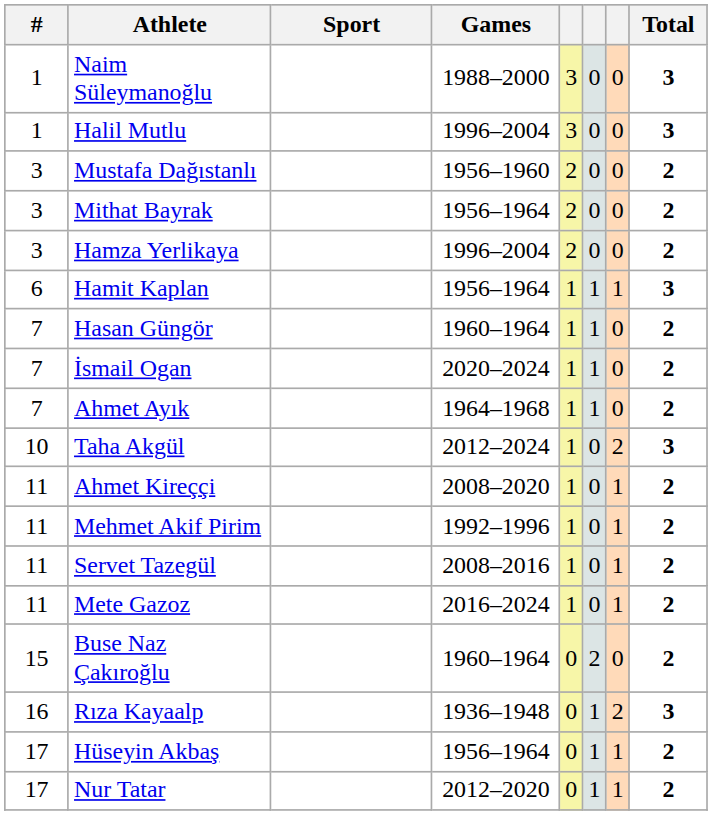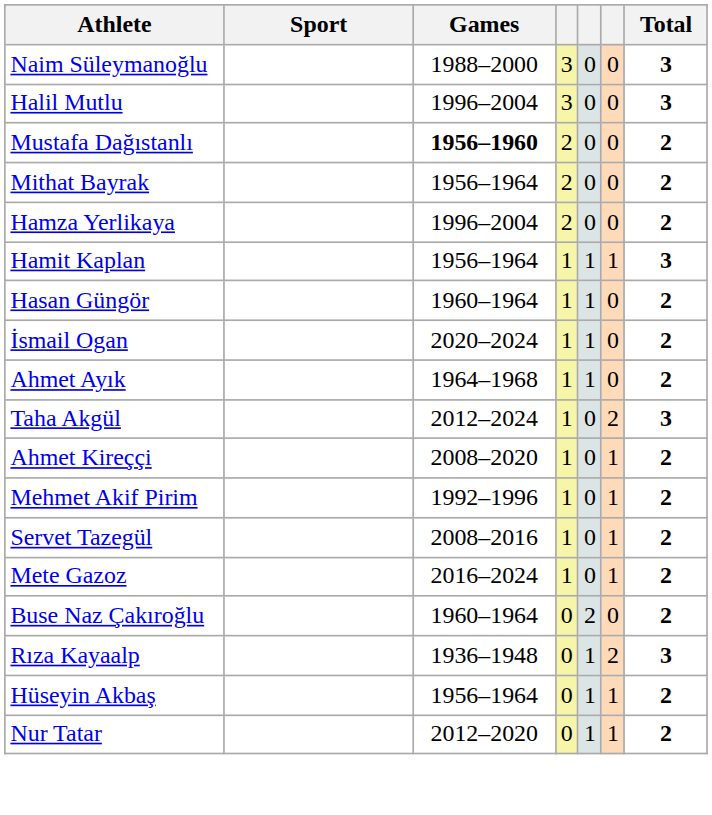- column: (37, 24)
(496, 171) normal -> (484, 142) bold
